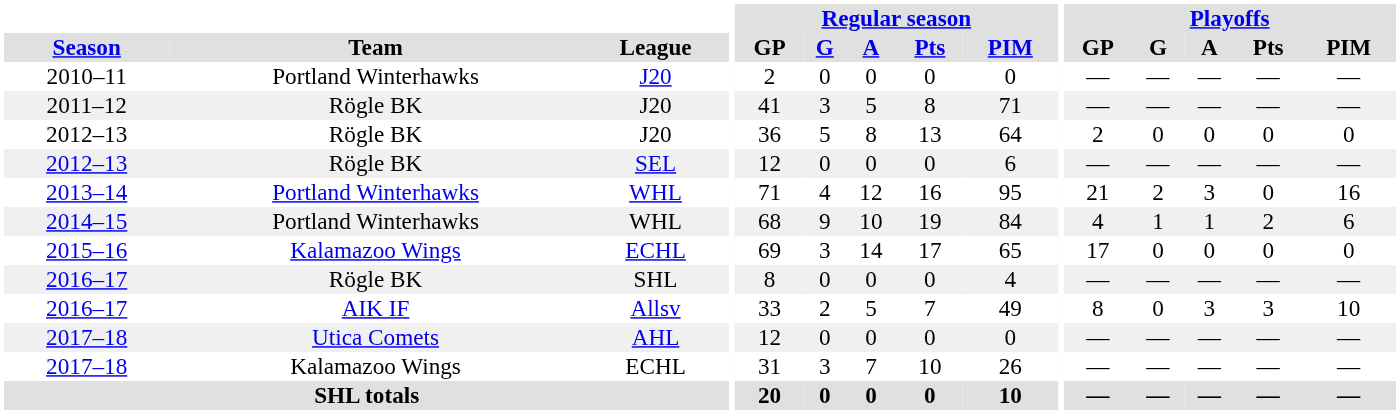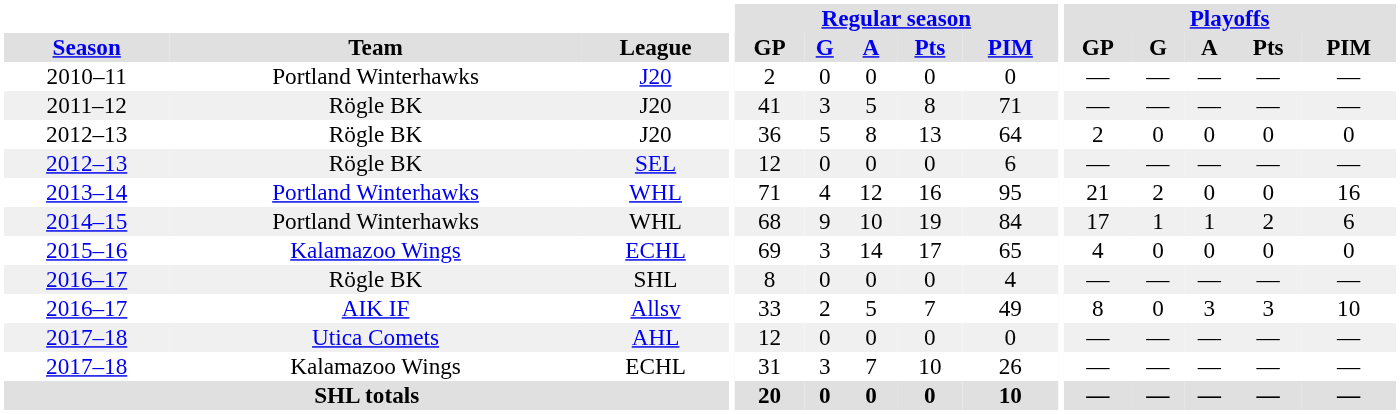(1209, 192) 3 -> (1209, 192) 0
(1098, 221) 4 -> (1098, 221) 17
(1098, 250) 17 -> (1098, 250) 4
